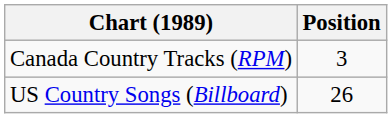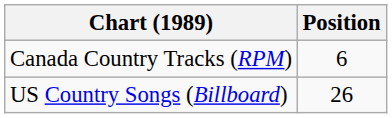(342, 58) 3 -> (342, 58) 6
